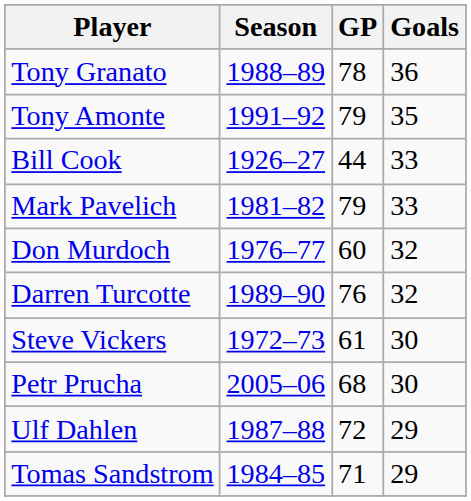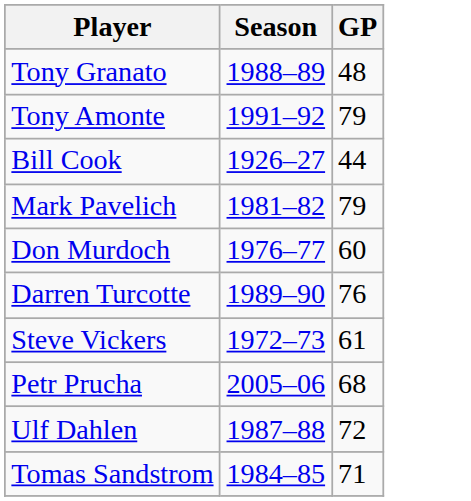- column: (425, 26)
(352, 71) 78 -> (352, 71) 48
